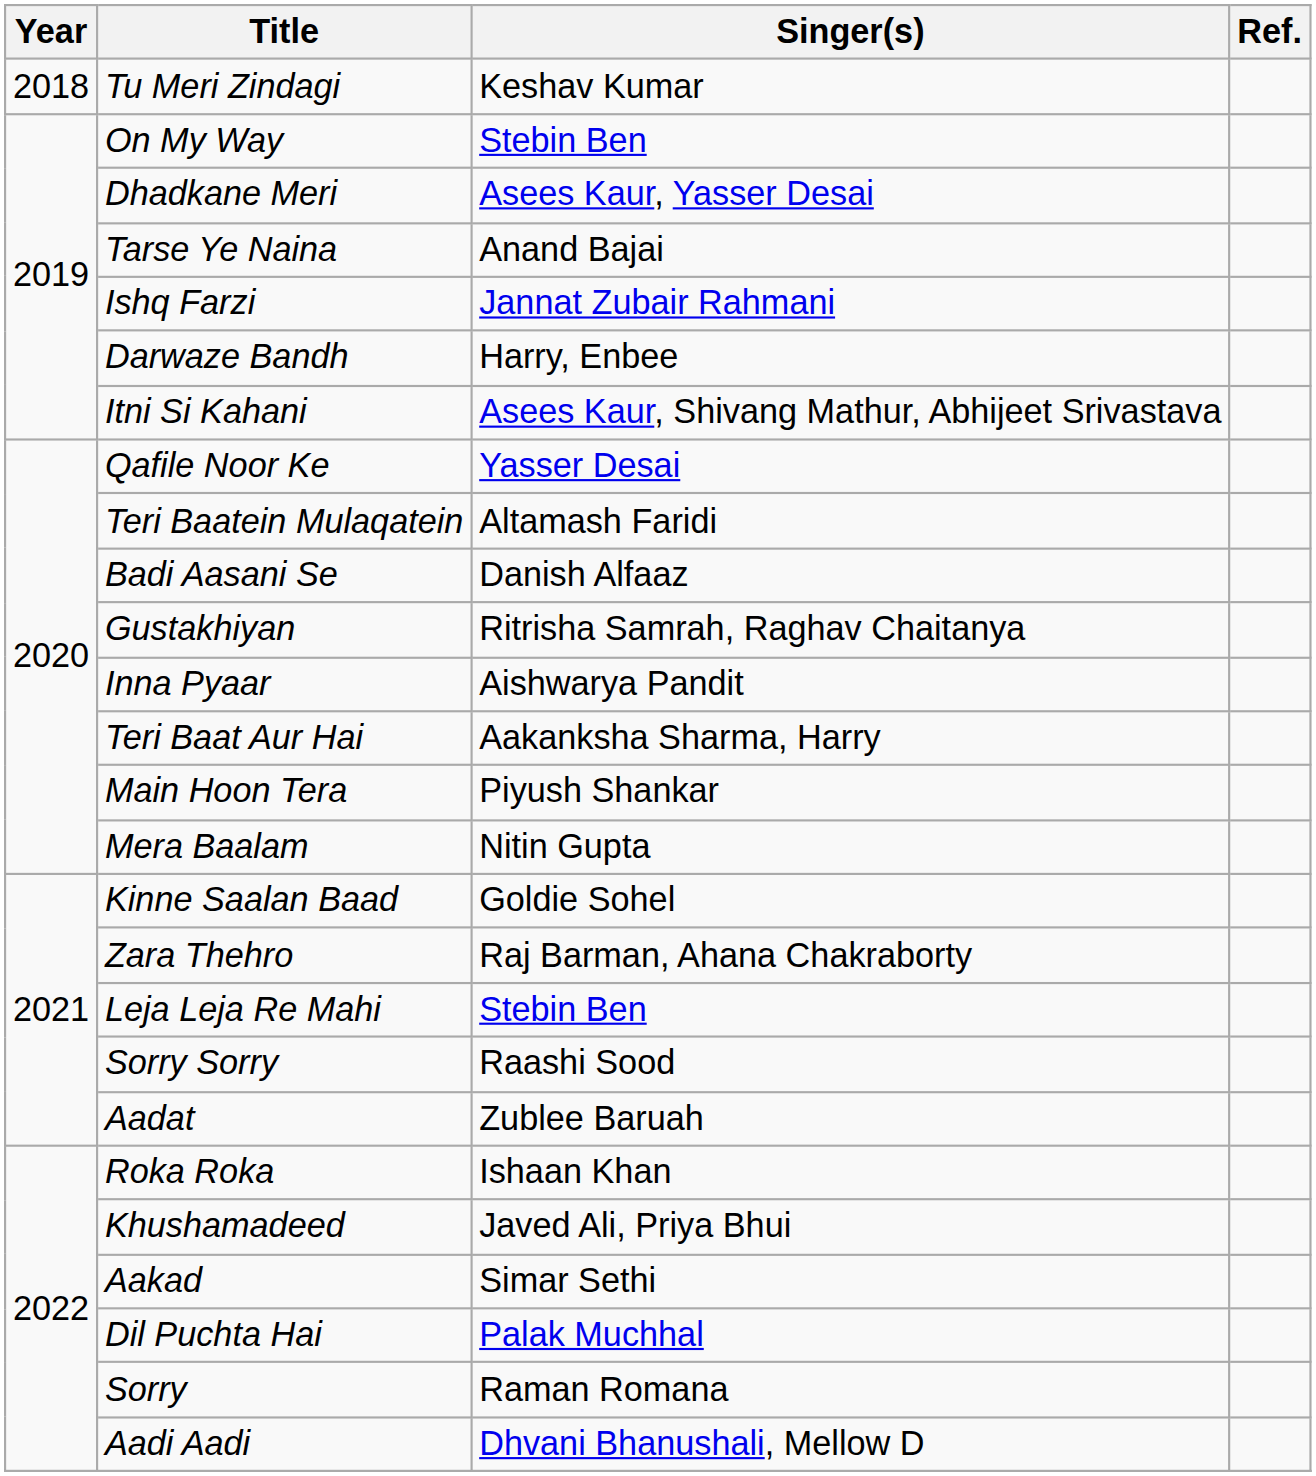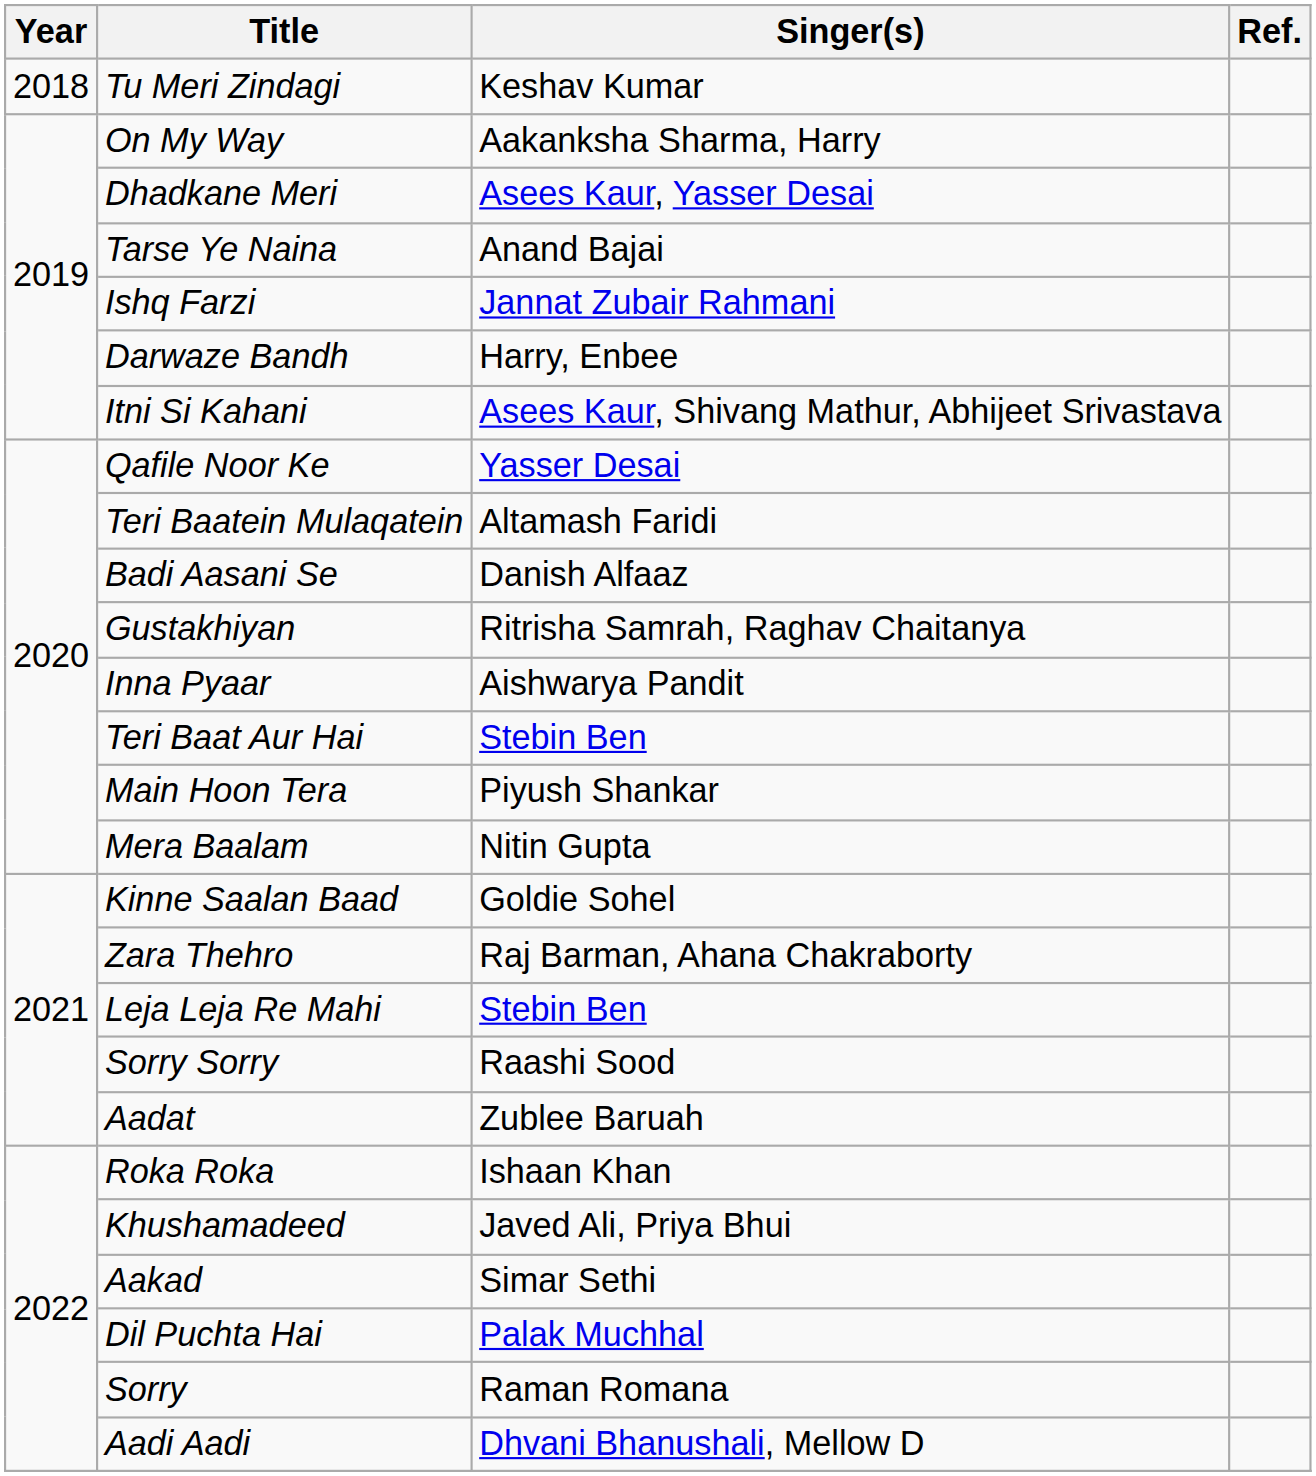(563, 140) Stebin Ben -> (680, 140) Aakanksha Sharma, Harry
(680, 737) Aakanksha Sharma, Harry -> (563, 737) Stebin Ben
